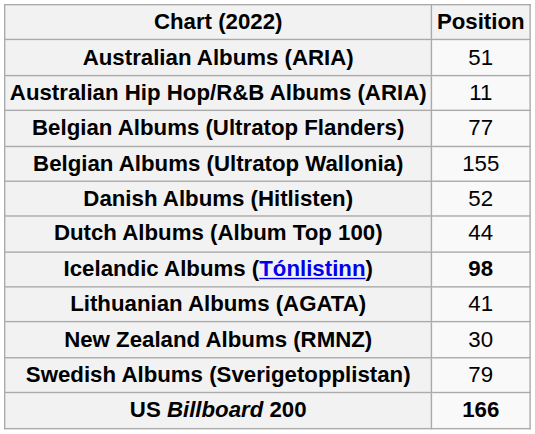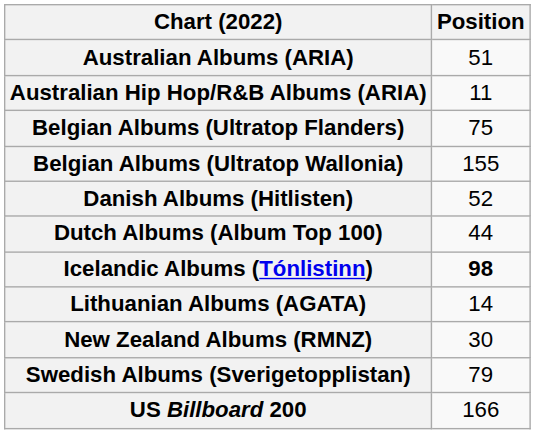(481, 127) 77 -> (481, 127) 75
(481, 304) 41 -> (481, 304) 14
(481, 410) bold -> (481, 410) normal
